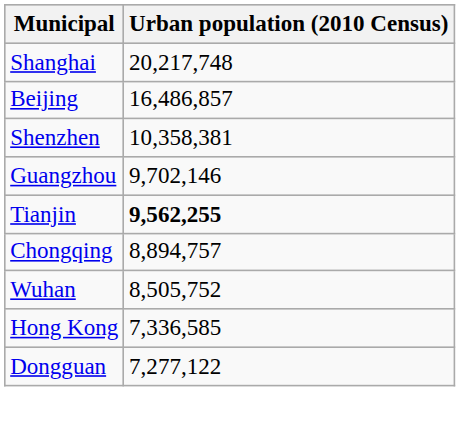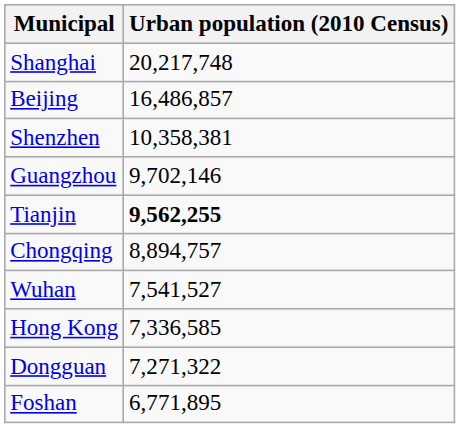(175, 289) 8,505,752 -> (175, 289) 7,541,527
(175, 365) 7,277,122 -> (175, 365) 7,271,322
+ row: (43, 403)
